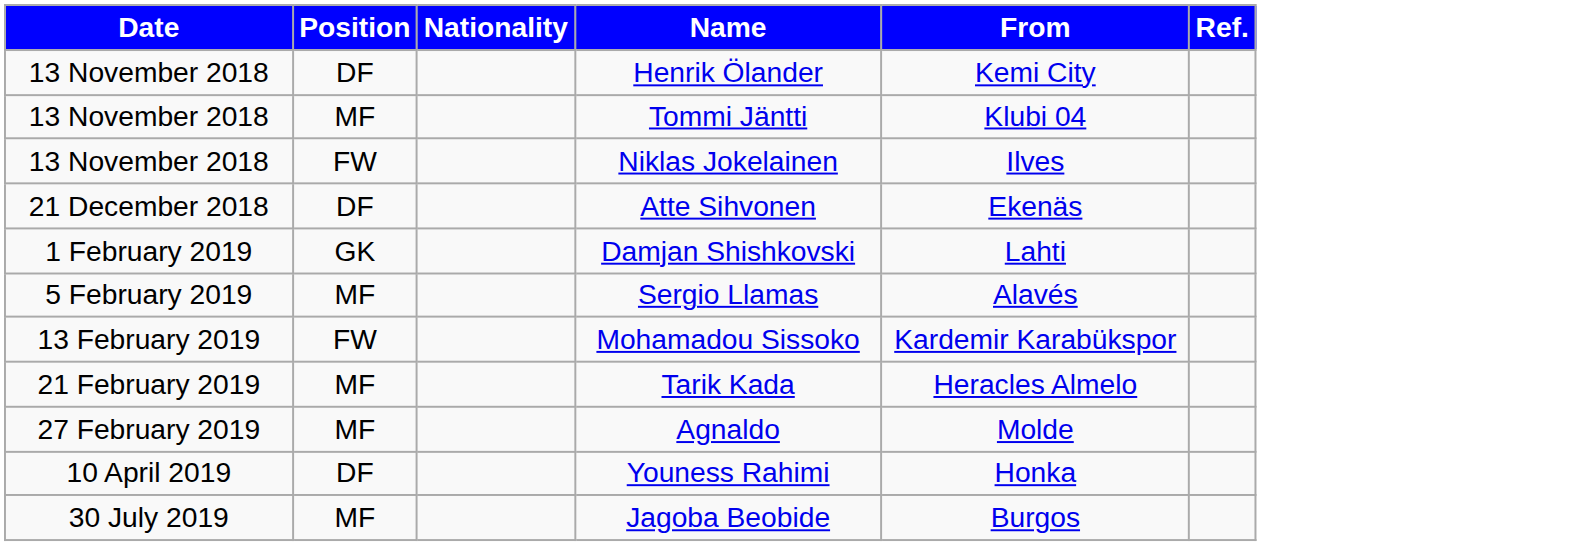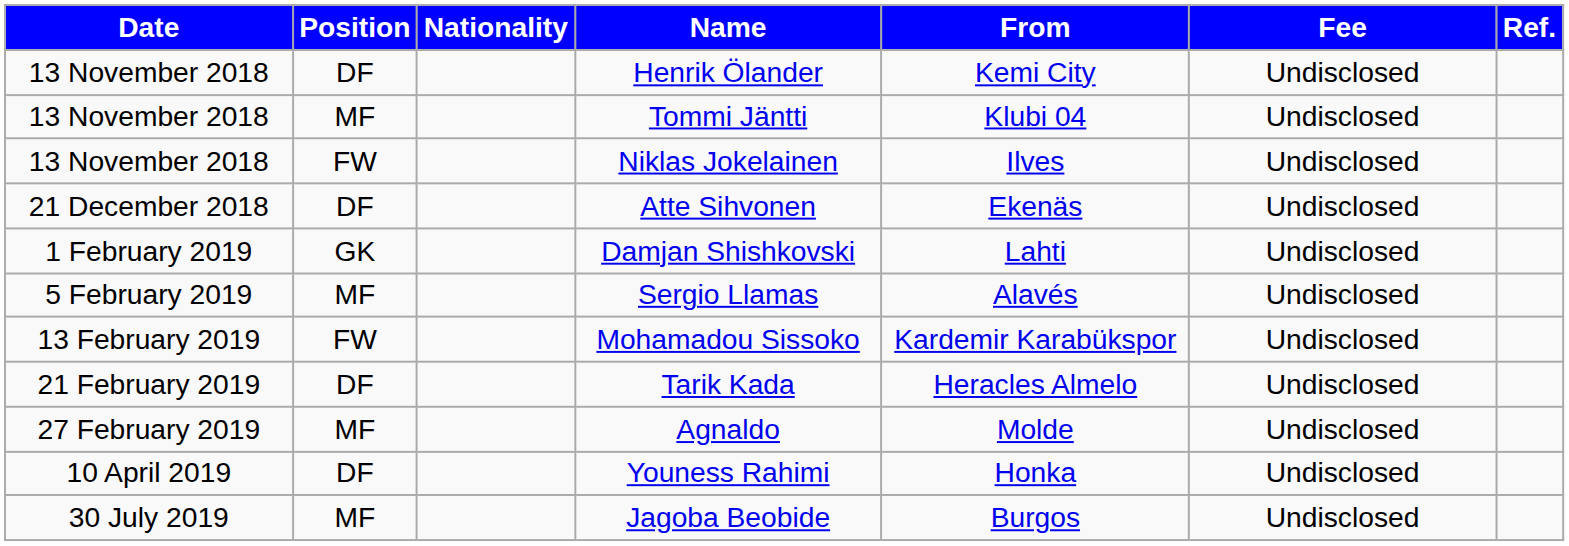+ column: (1343, 28)
(355, 384) MF -> (355, 384) DF
